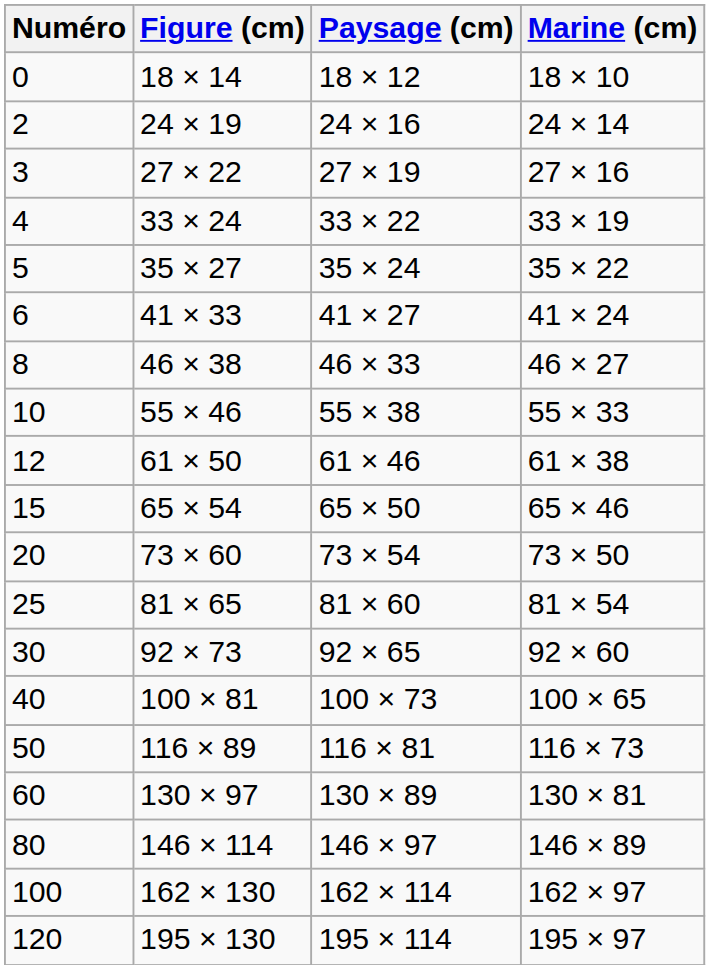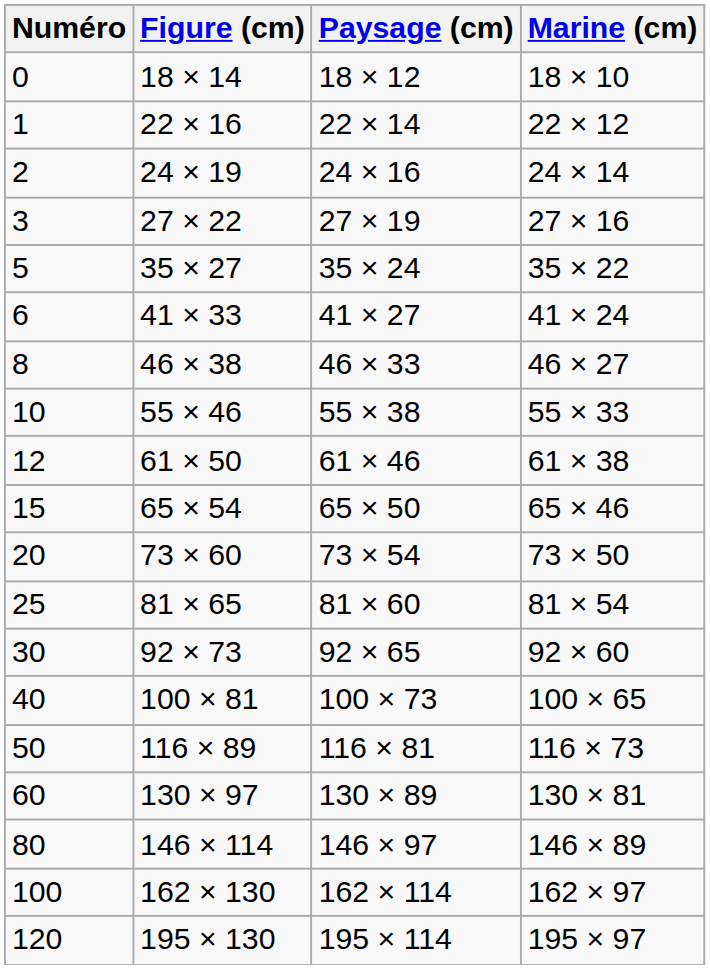+ row: (20, 124)
- row: (20, 220)
